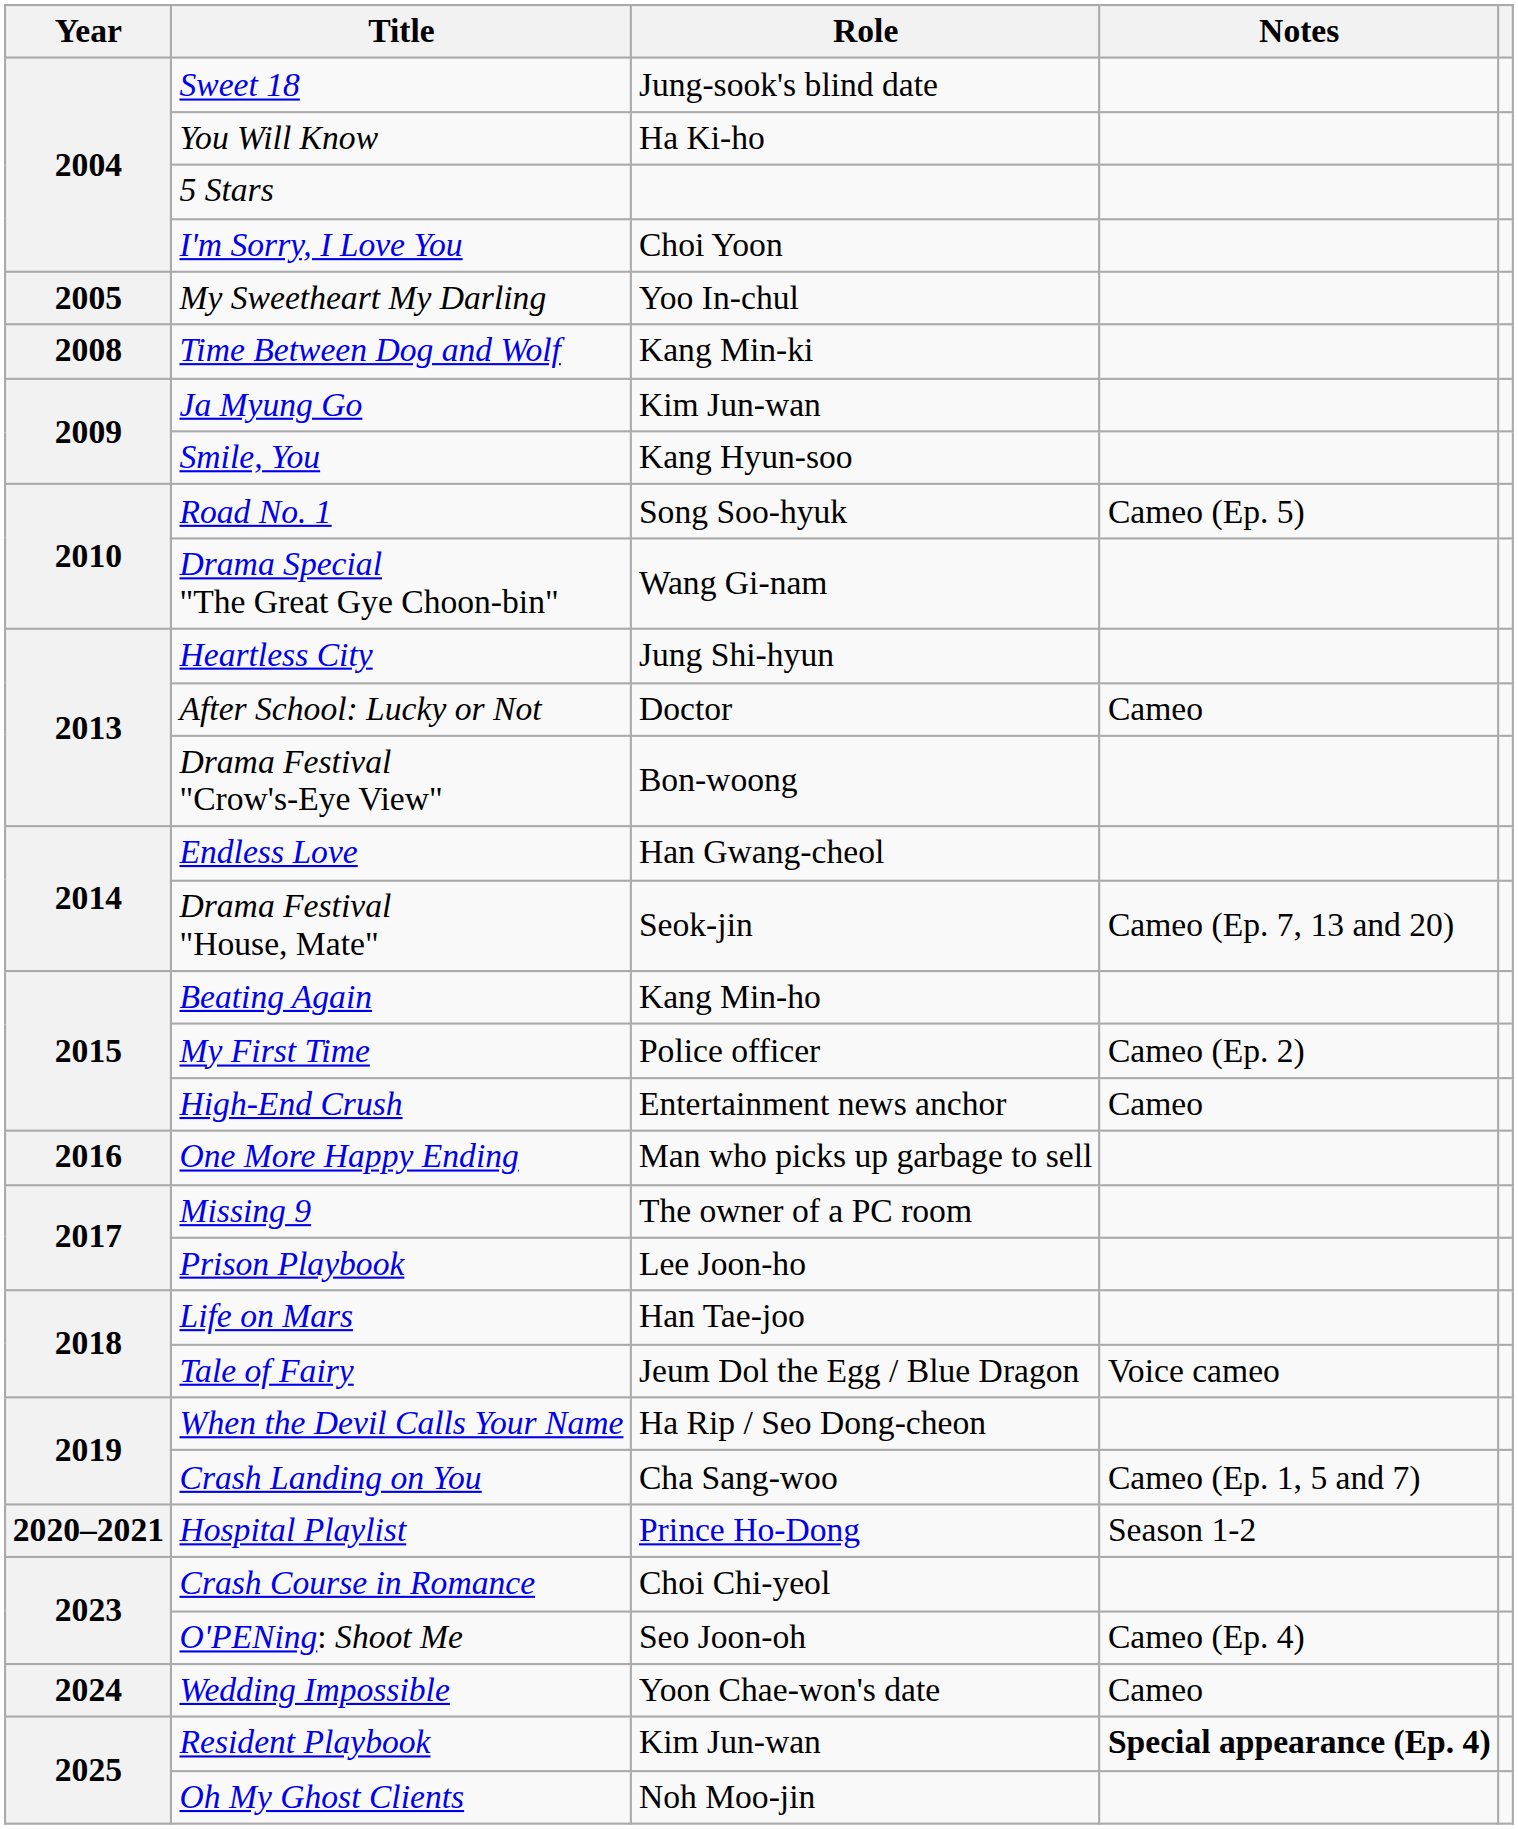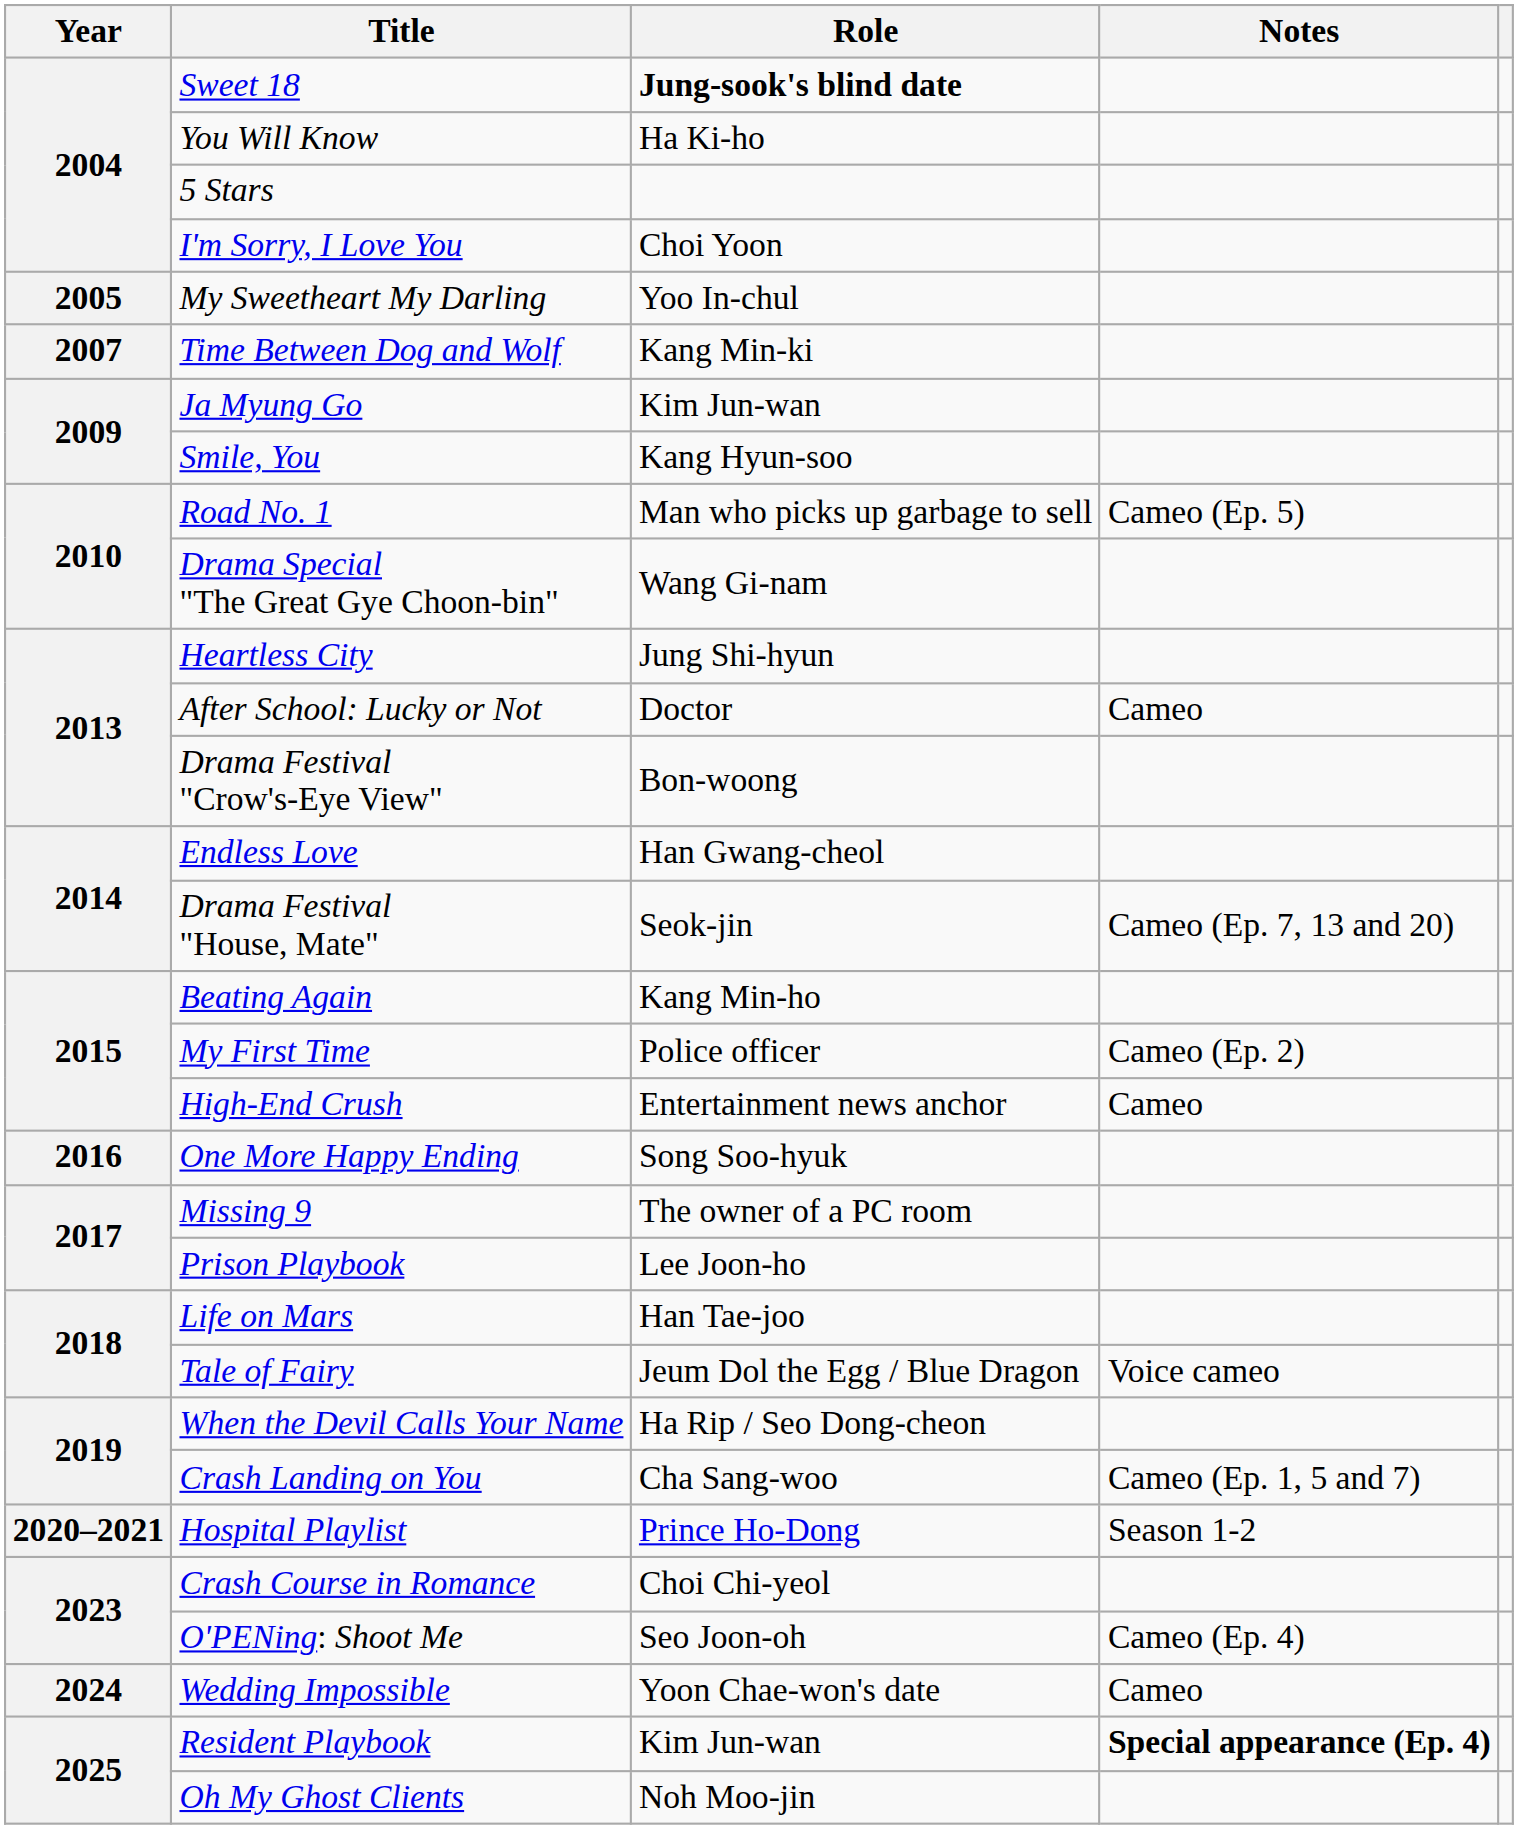(788, 84) normal -> (800, 84) bold
(88, 350) 2008 -> (88, 350) 2007
(743, 510) Song Soo-hyuk -> (866, 510) Man who picks up garbage to sell
(866, 1157) Man who picks up garbage to sell -> (743, 1157) Song Soo-hyuk
